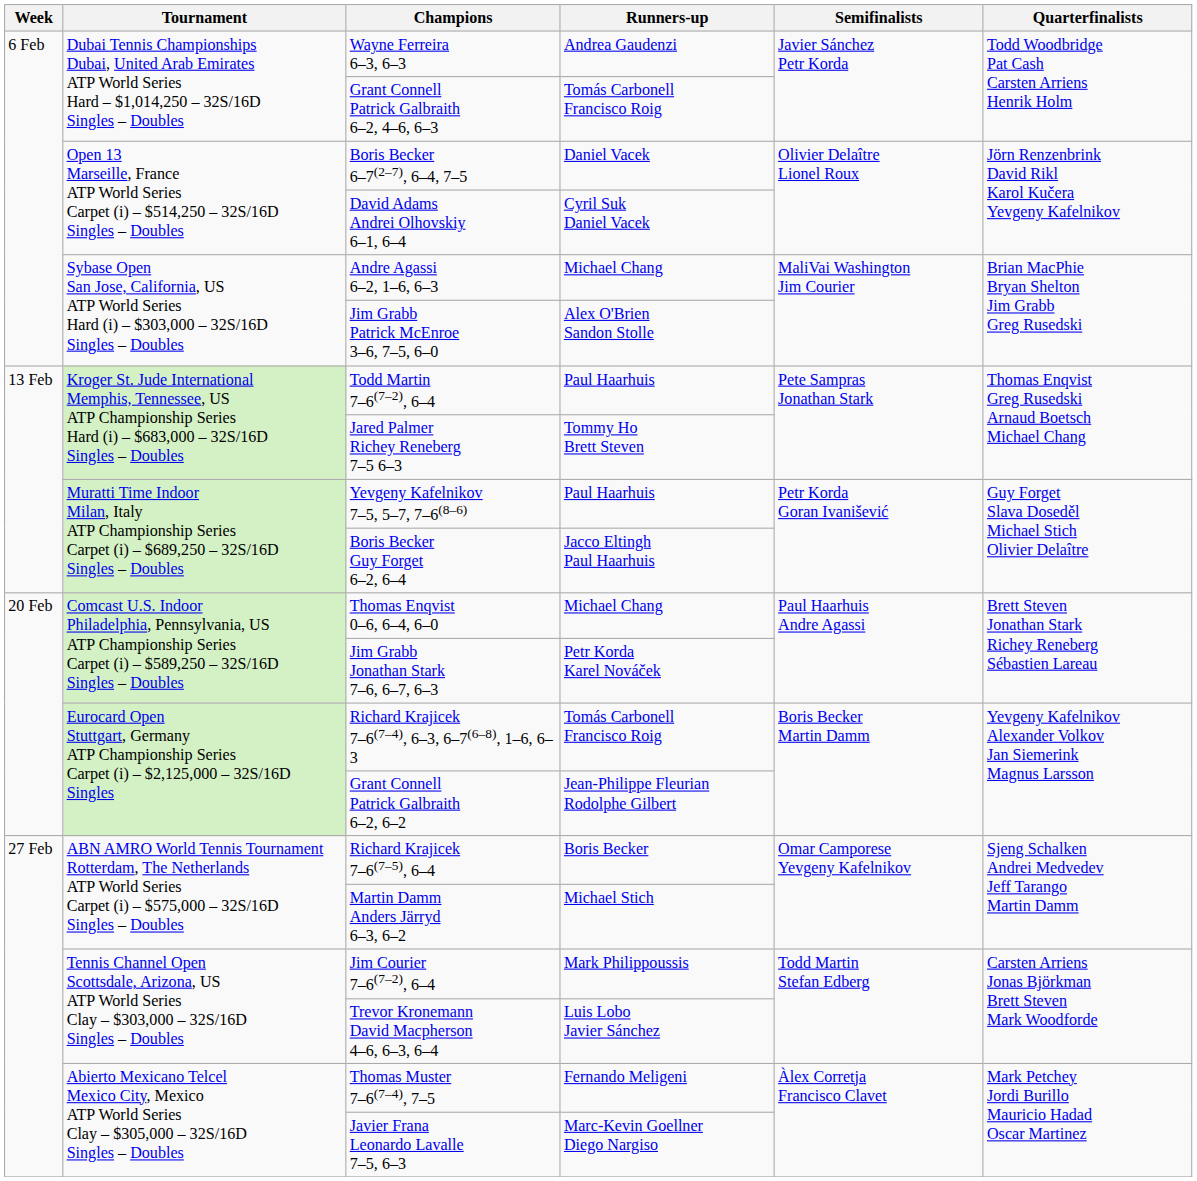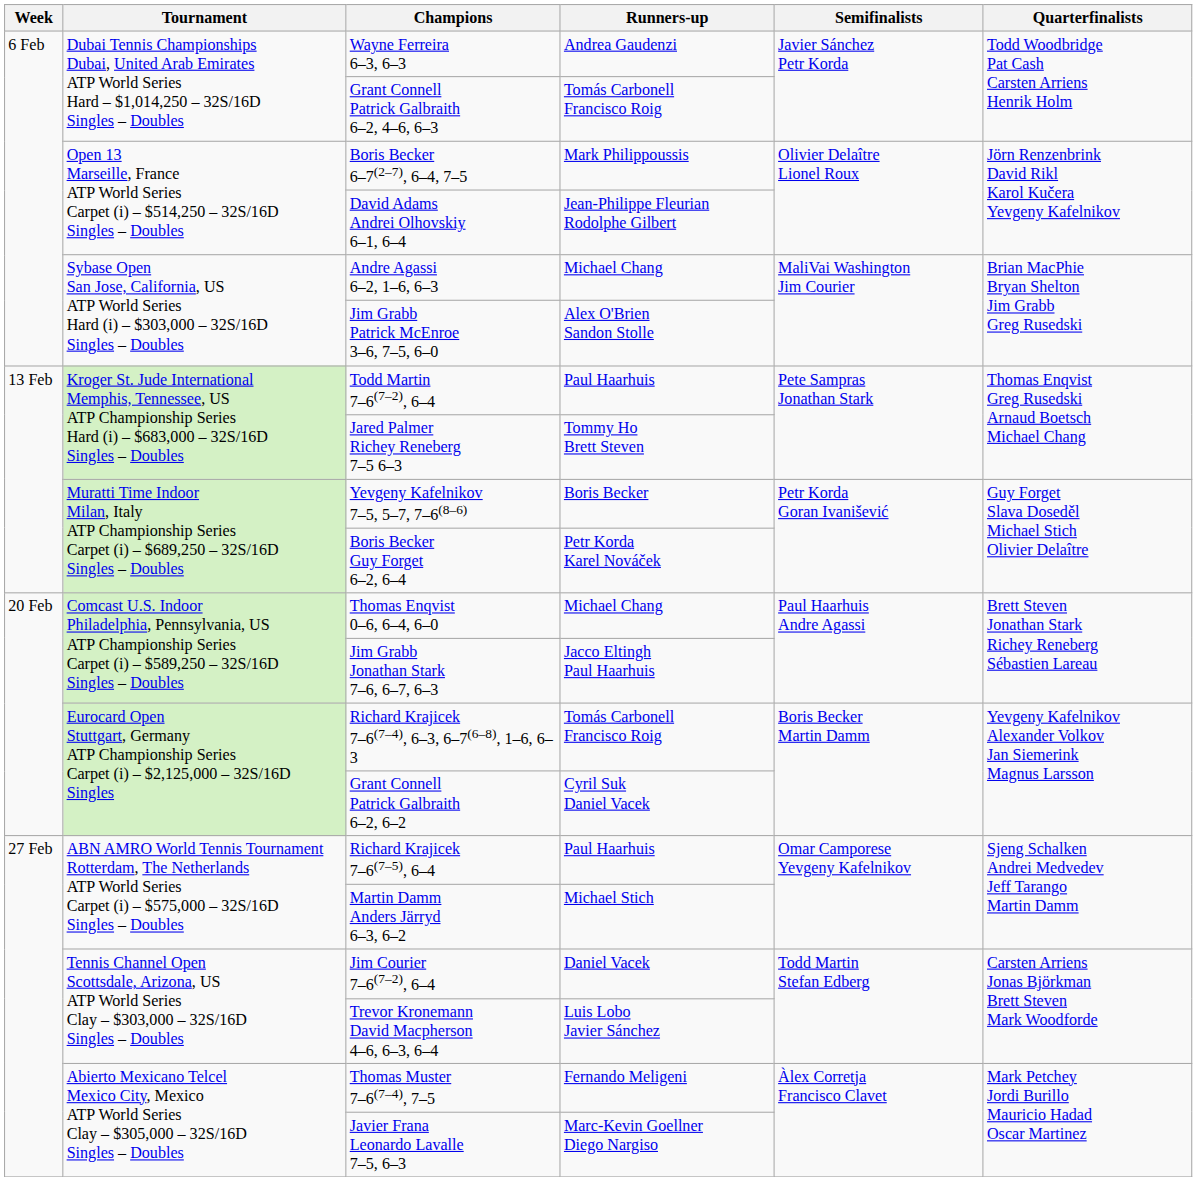(607, 154) Daniel Vacek -> (626, 154) Mark Philippoussis
(607, 213) Cyril Suk Daniel Vacek -> (637, 213) Jean-Philippe Fleurian Rodolphe Gilbert
(609, 492) Paul Haarhuis -> (606, 492) Boris Becker
(609, 550) Jacco Eltingh Paul Haarhuis -> (612, 550) Petr Korda Karel Nováček
(612, 661) Petr Korda Karel Nováček -> (609, 661) Jacco Eltingh Paul Haarhuis
(637, 794) Jean-Philippe Fleurian Rodolphe Gilbert -> (607, 794) Cyril Suk Daniel Vacek
(606, 849) Boris Becker -> (609, 849) Paul Haarhuis
(626, 962) Mark Philippoussis -> (607, 962) Daniel Vacek
